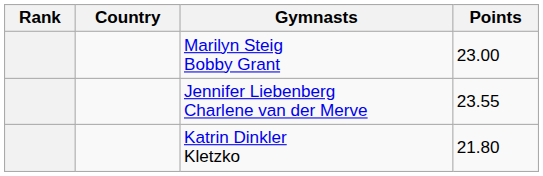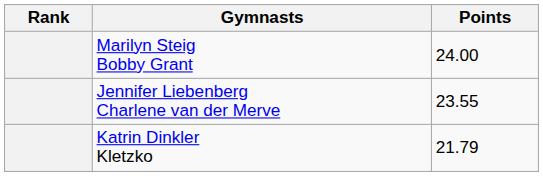- column: (128, 18)
(478, 54) 23.00 -> (457, 54) 24.00
(478, 147) 21.80 -> (457, 147) 21.79
